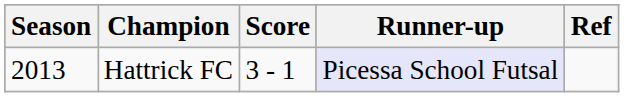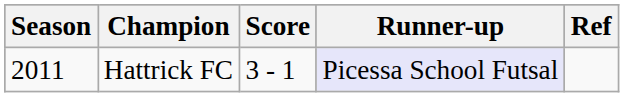(38, 69) 2013 -> (38, 69) 2011
